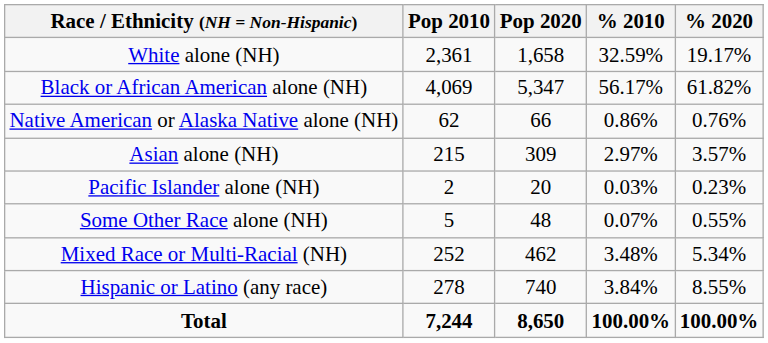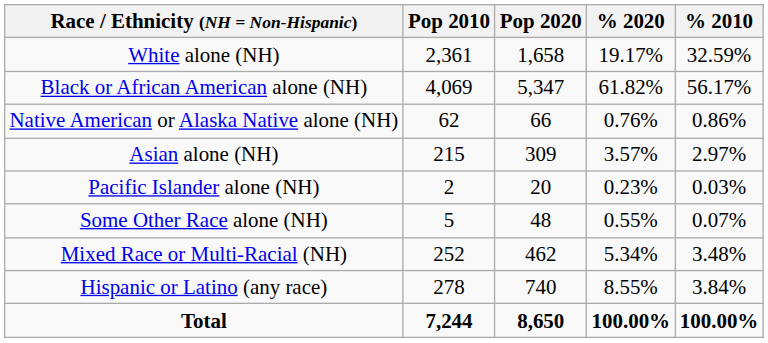columns swapped: (631, 21) <-> (719, 21)
